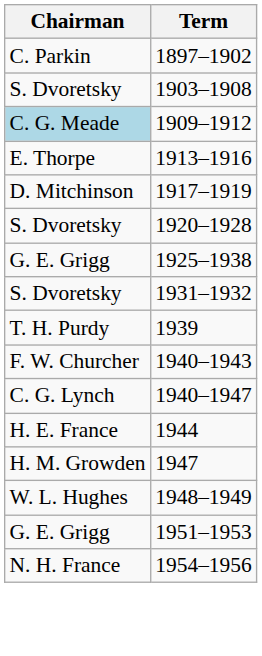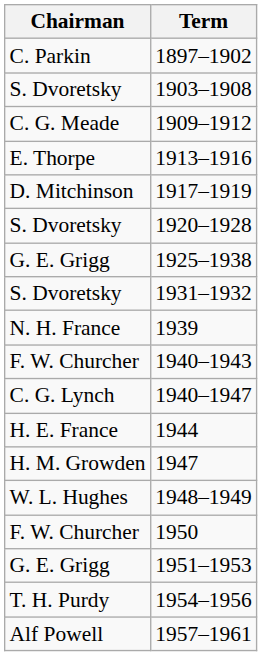(64, 123) lightblue background -> (64, 123) no background
(59, 327) T. H. Purdy -> (65, 327) N. H. France
+ row: (177, 531)
(65, 565) N. H. France -> (59, 599) T. H. Purdy
+ row: (204, 633)
